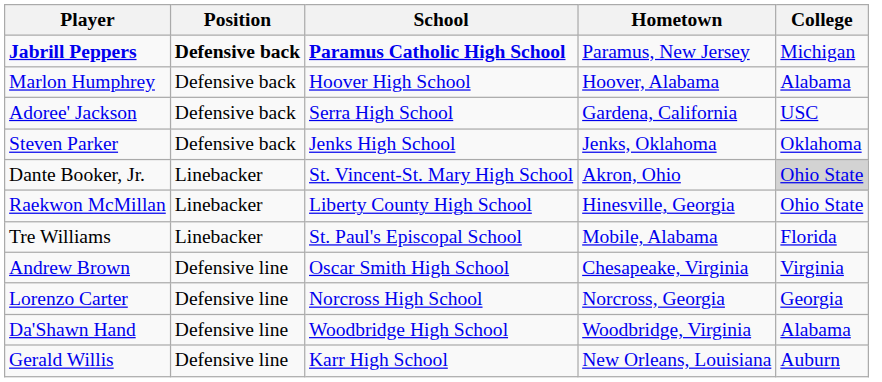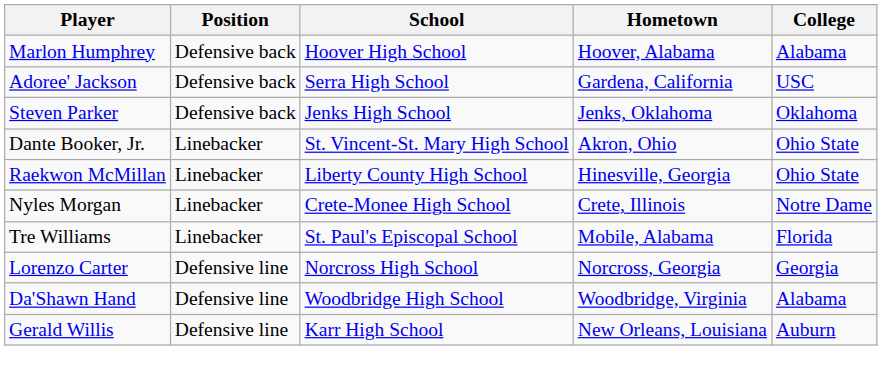- row: (73, 50)
(822, 174) lightgrey background -> (817, 143) no background
+ row: (65, 205)
- row: (70, 267)
